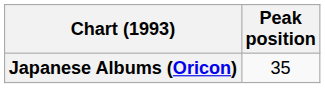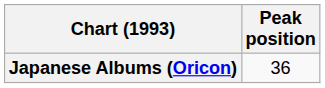(281, 67) 35 -> (281, 67) 36
